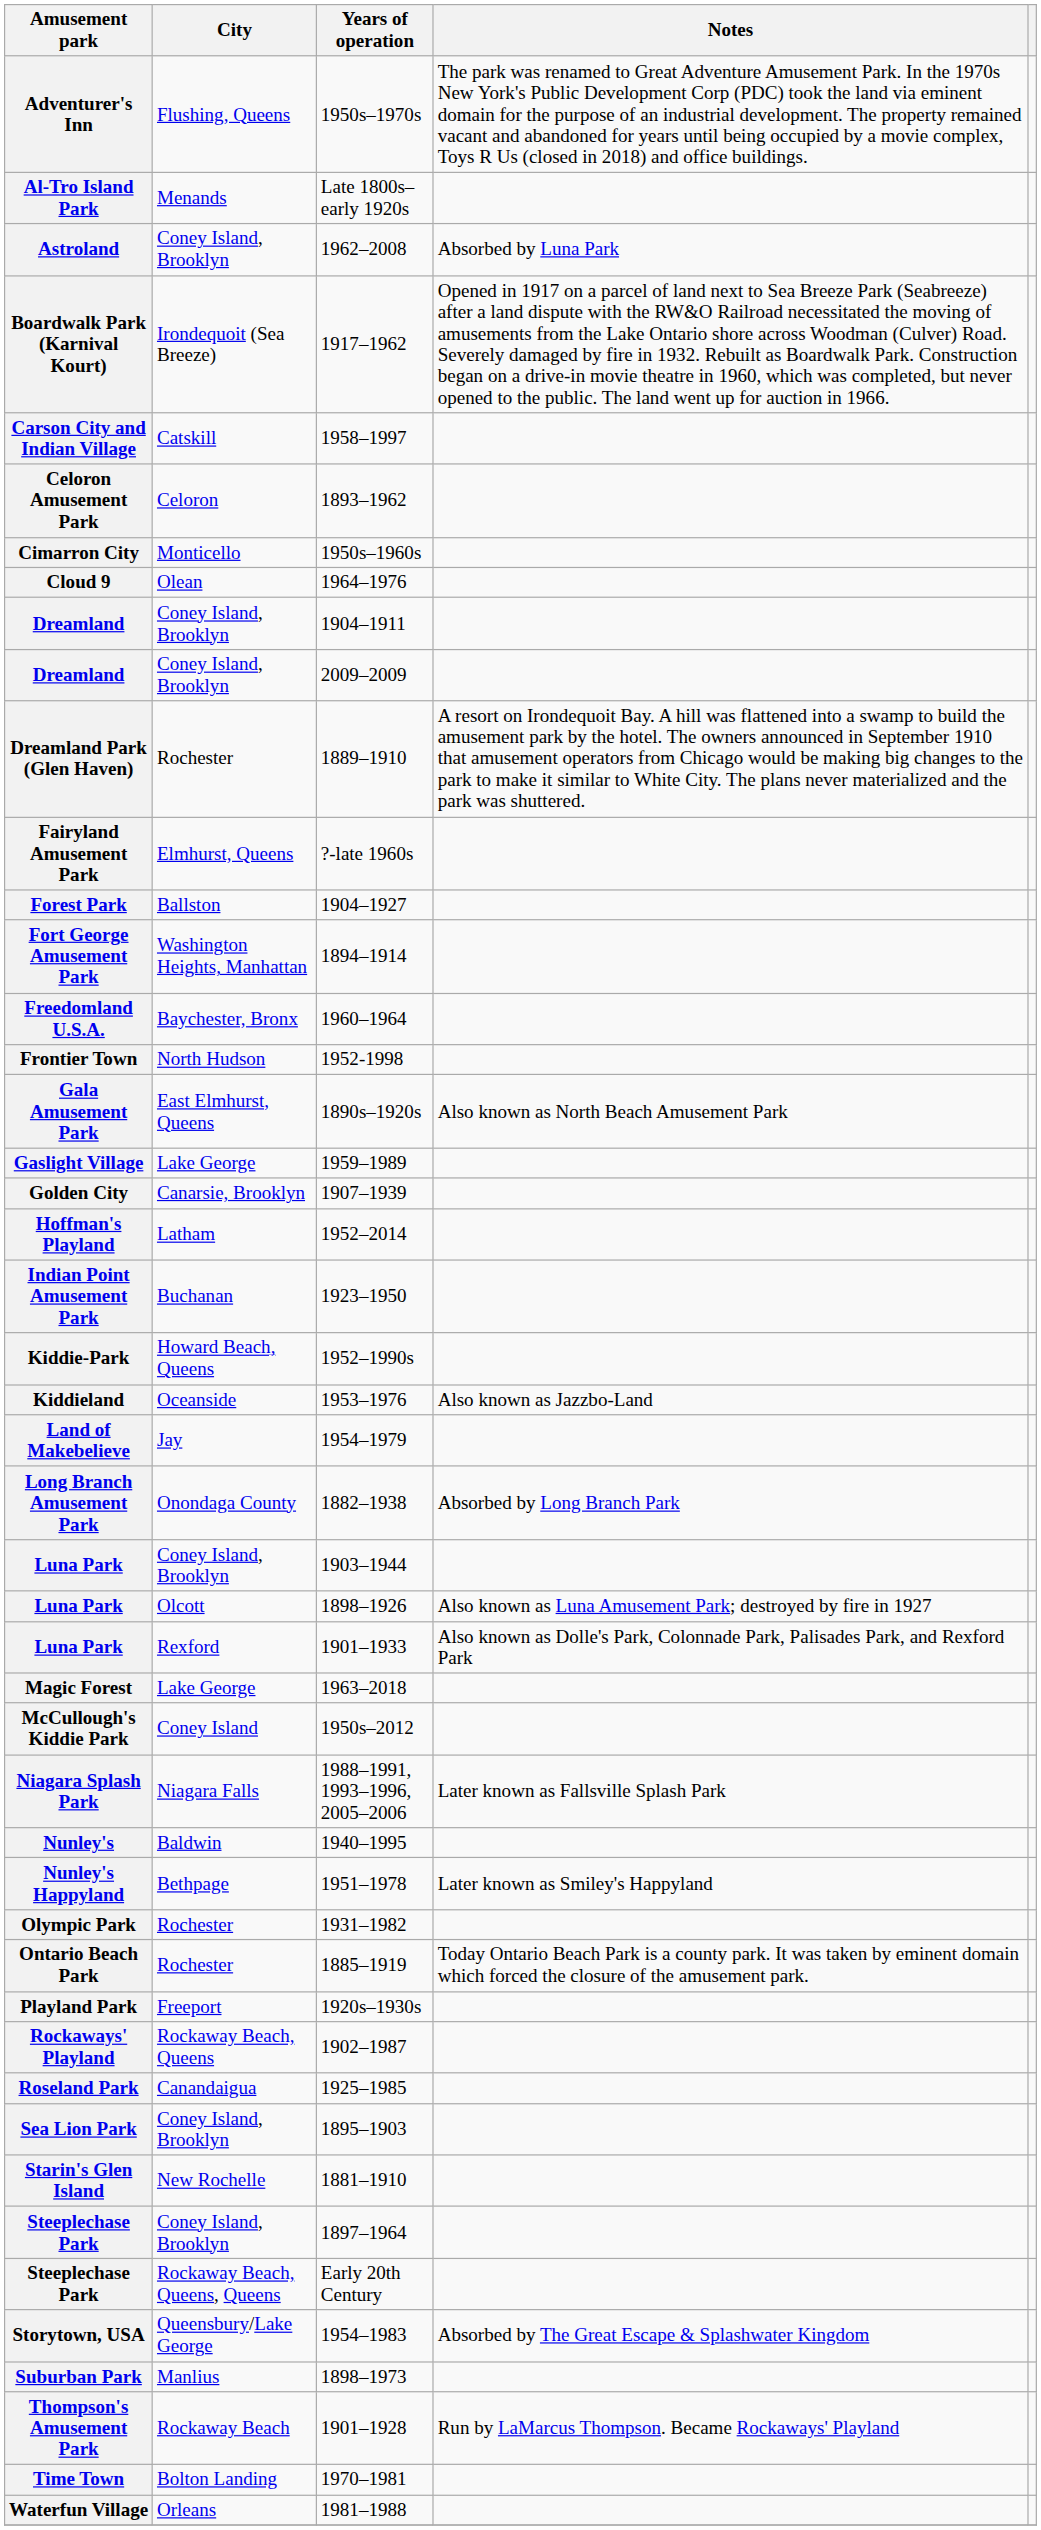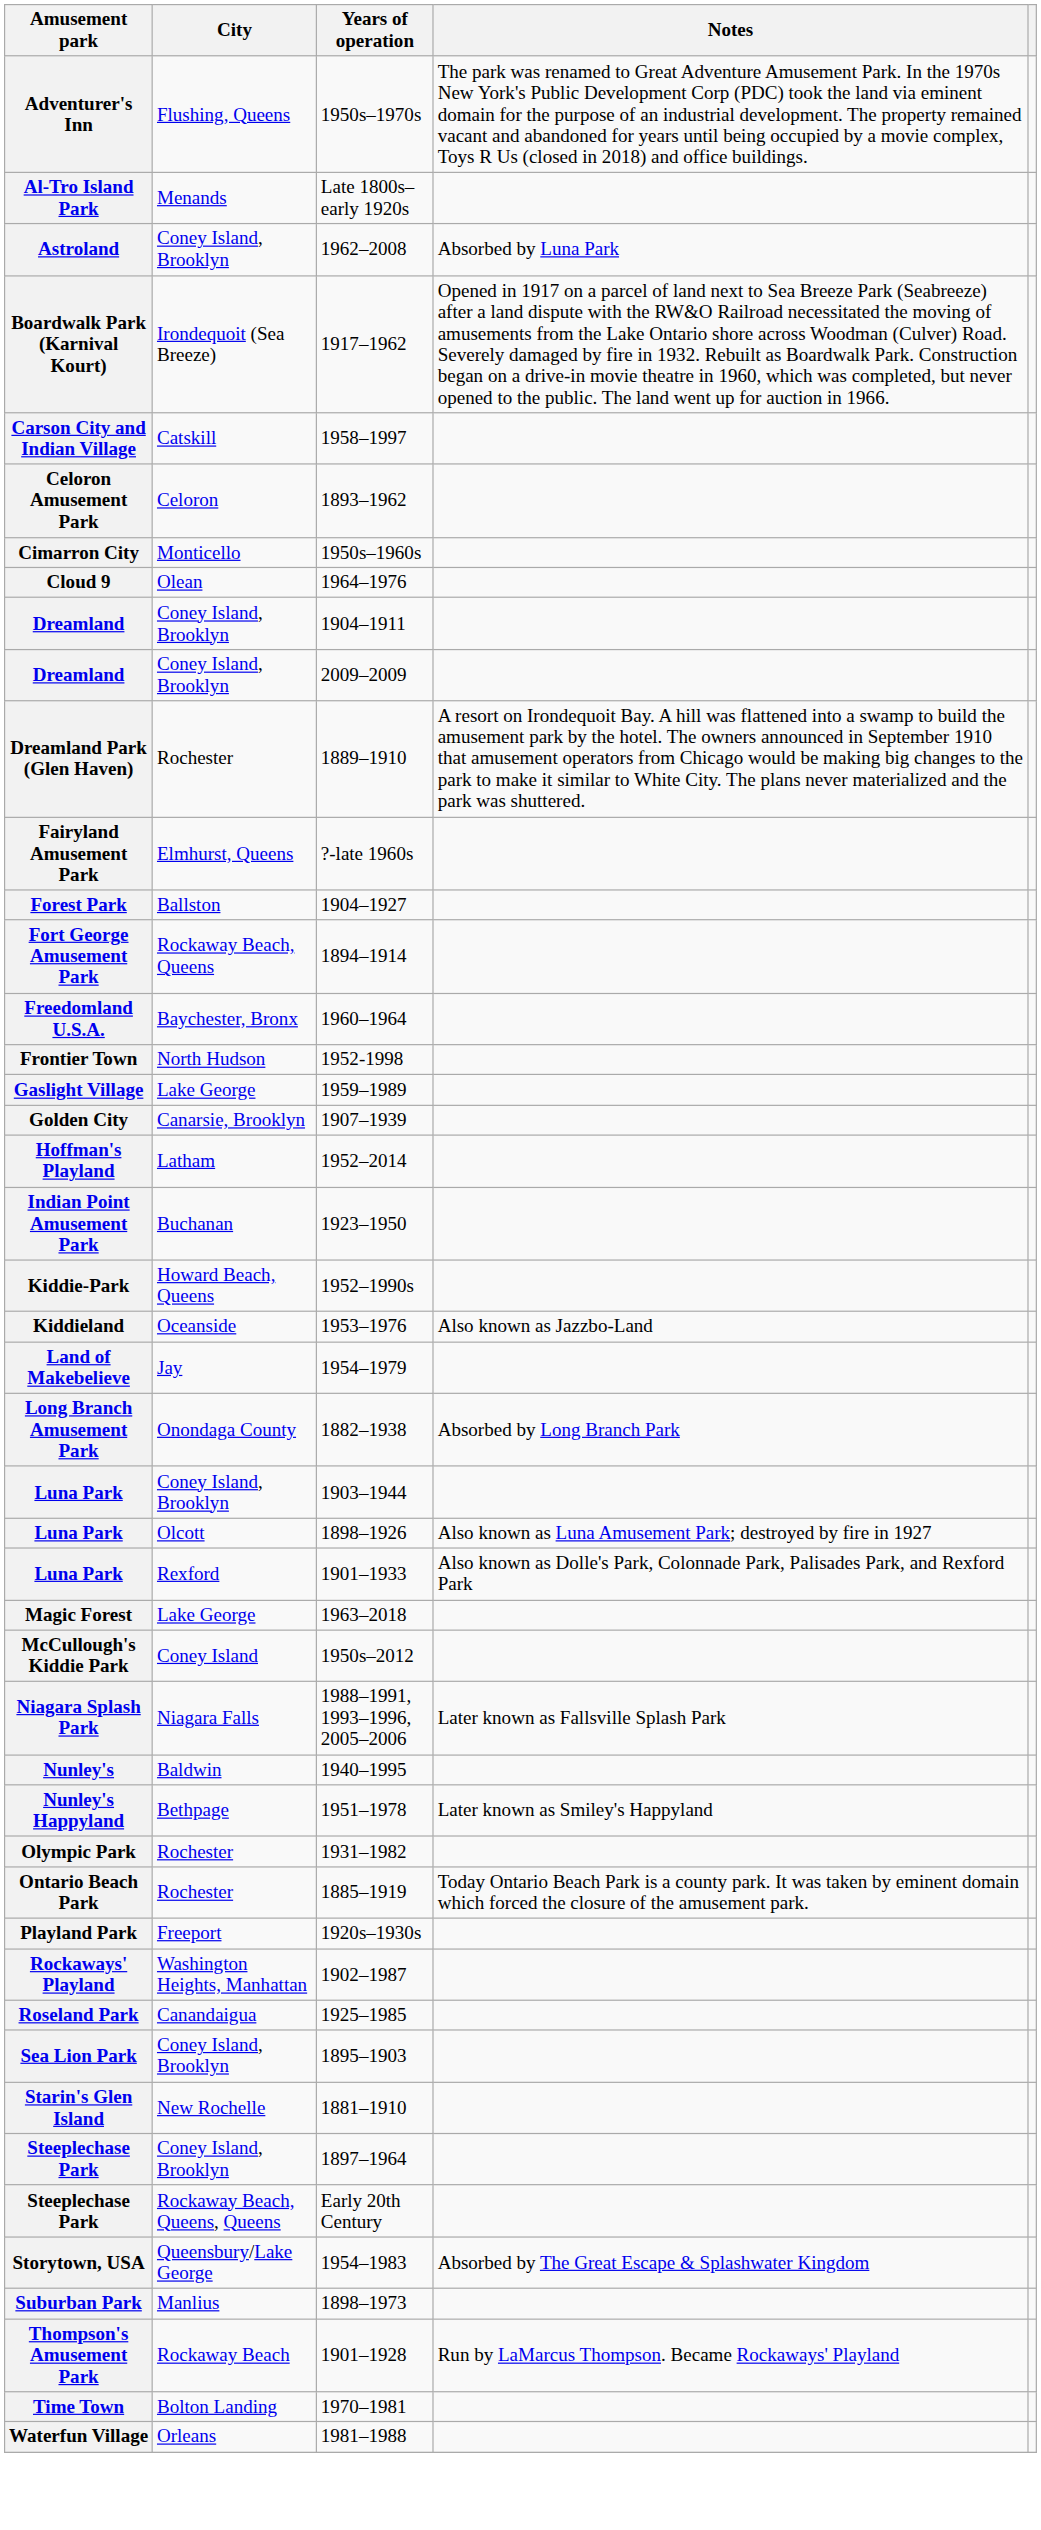(232, 956) Washington Heights, Manhattan -> (226, 956) Rockaway Beach, Queens
- row: (79, 1111)
(226, 2047) Rockaway Beach, Queens -> (232, 1974) Washington Heights, Manhattan
